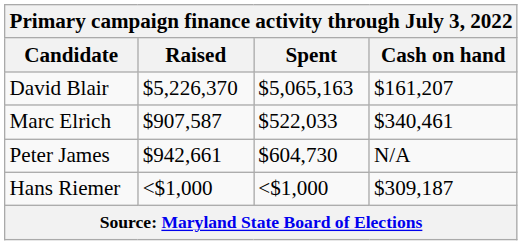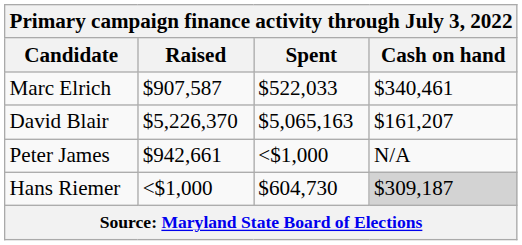rows swapped: (59, 88) <-> (60, 121)
(298, 155) $604,730 -> (293, 155) <$1,000
(293, 188) <$1,000 -> (298, 188) $604,730
(414, 188) no background -> (414, 188) lightgrey background
